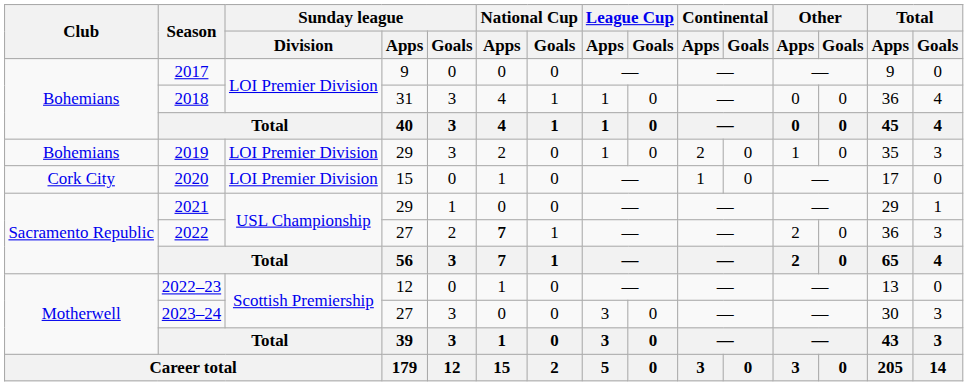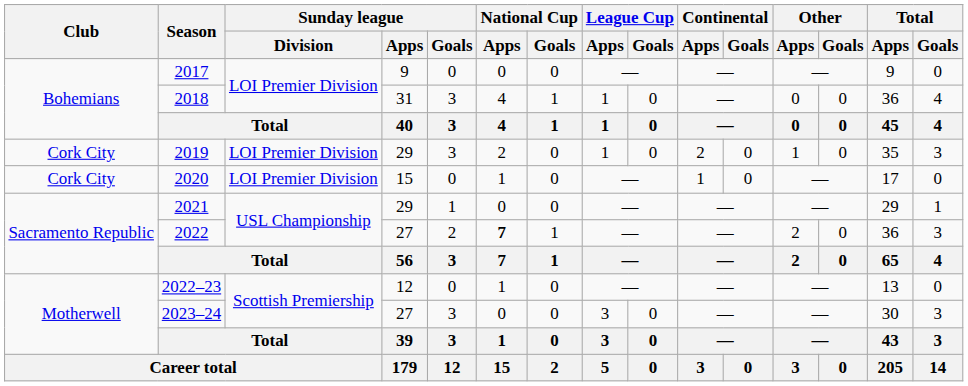(81, 152) Bohemians -> (81, 152) Cork City
